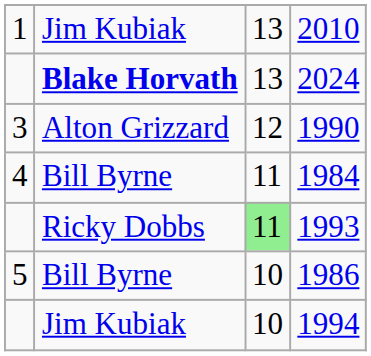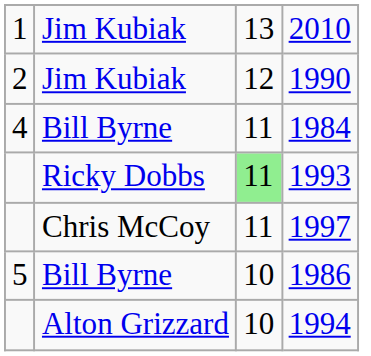- row: (328, 78)
(20, 127) 3 -> (20, 78) 2
(135, 127) Alton Grizzard -> (114, 78) Jim Kubiak
+ row: (320, 226)
(114, 324) Jim Kubiak -> (135, 324) Alton Grizzard
